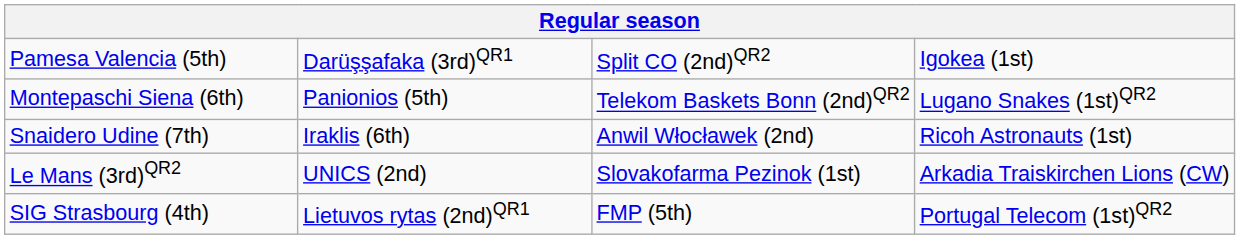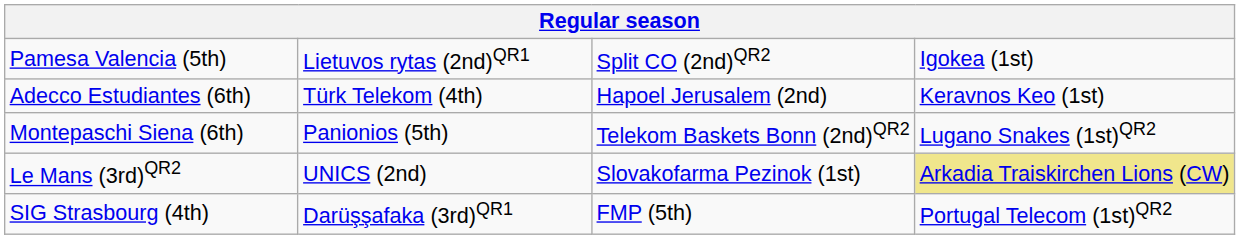(408, 58) Darüşşafaka (3rd)QR1 -> (416, 58) Lietuvos rytas (2nd)QR1
+ row: (130, 95)
- row: (109, 136)
(1075, 173) no background -> (1075, 173) khaki background
(416, 213) Lietuvos rytas (2nd)QR1 -> (408, 213) Darüşşafaka (3rd)QR1
